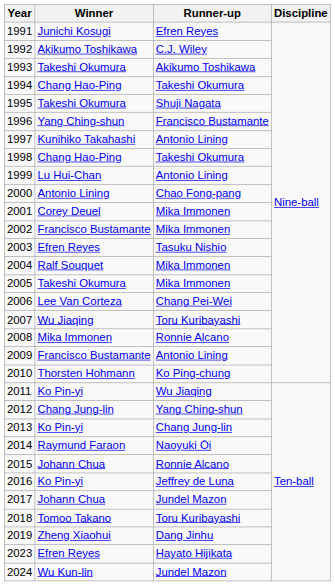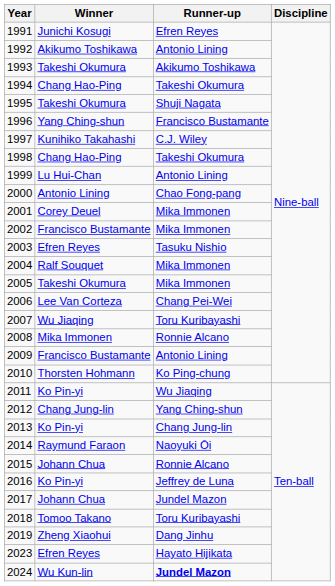(181, 49) C.J. Wiley -> (192, 49) Antonio Lining
(192, 139) Antonio Lining -> (181, 139) C.J. Wiley
(191, 572) normal -> (193, 572) bold
